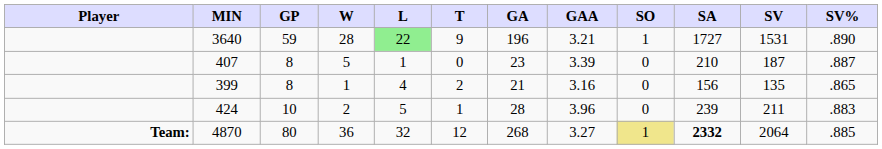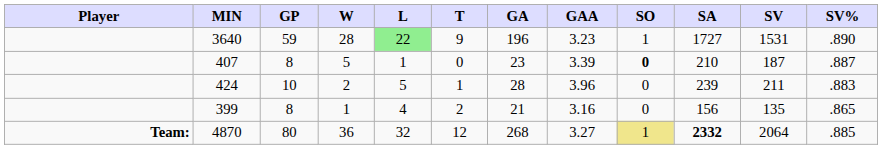(582, 39) 3.21 -> (582, 39) 3.23
(645, 62) normal -> (645, 62) bold
rows swapped: (227, 109) <-> (227, 86)
